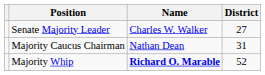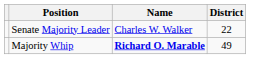(241, 29) 27 -> (226, 29) 22
- row: (68, 45)
(241, 62) 52 -> (226, 45) 49
